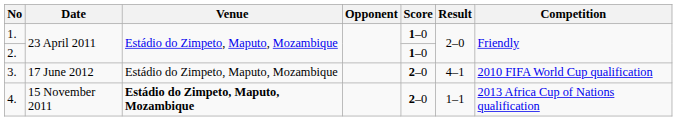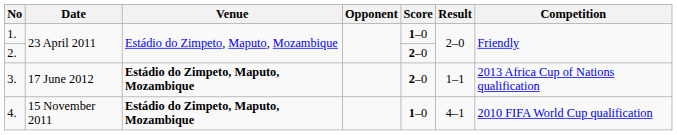(418, 53) 1–0 -> (418, 53) 2–0
(231, 72) normal -> (202, 79) bold
(455, 72) 4–1 -> (455, 79) 1–1
(565, 72) 2010 FIFA World Cup qualification -> (546, 79) 2013 Africa Cup of Nations qualification
(418, 99) 2–0 -> (418, 113) 1–0
(455, 99) 1–1 -> (455, 113) 4–1
(546, 99) 2013 Africa Cup of Nations qualification -> (565, 113) 2010 FIFA World Cup qualification
